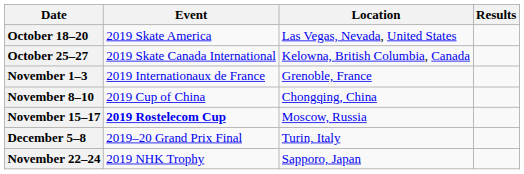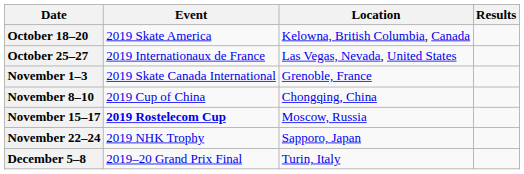(369, 35) Las Vegas, Nevada, United States -> (376, 35) Kelowna, British Columbia, Canada
(191, 55) 2019 Skate Canada International -> (186, 55) 2019 Internationaux de France
(376, 55) Kelowna, British Columbia, Canada -> (369, 55) Las Vegas, Nevada, United States
(186, 76) 2019 Internationaux de France -> (191, 76) 2019 Skate Canada International
rows swapped: (54, 158) <-> (47, 138)
